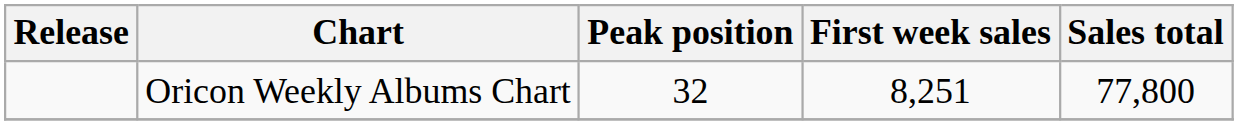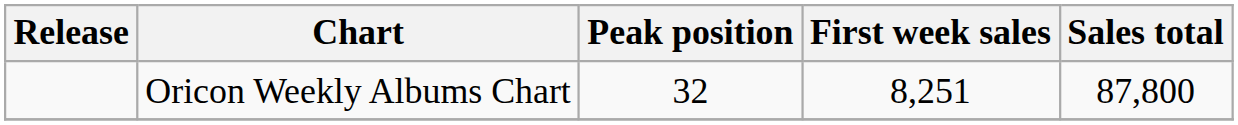(1146, 89) 77,800 -> (1146, 89) 87,800
